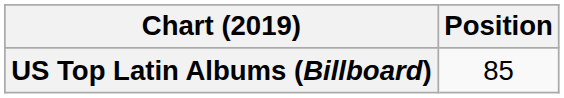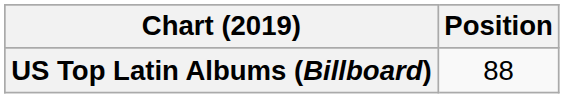(499, 69) 85 -> (499, 69) 88
